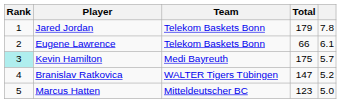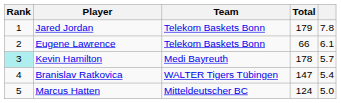(304, 59) 175 -> (304, 59) 178
(327, 75) 5.2 -> (327, 75) 5.4
(304, 91) 123 -> (304, 91) 124
